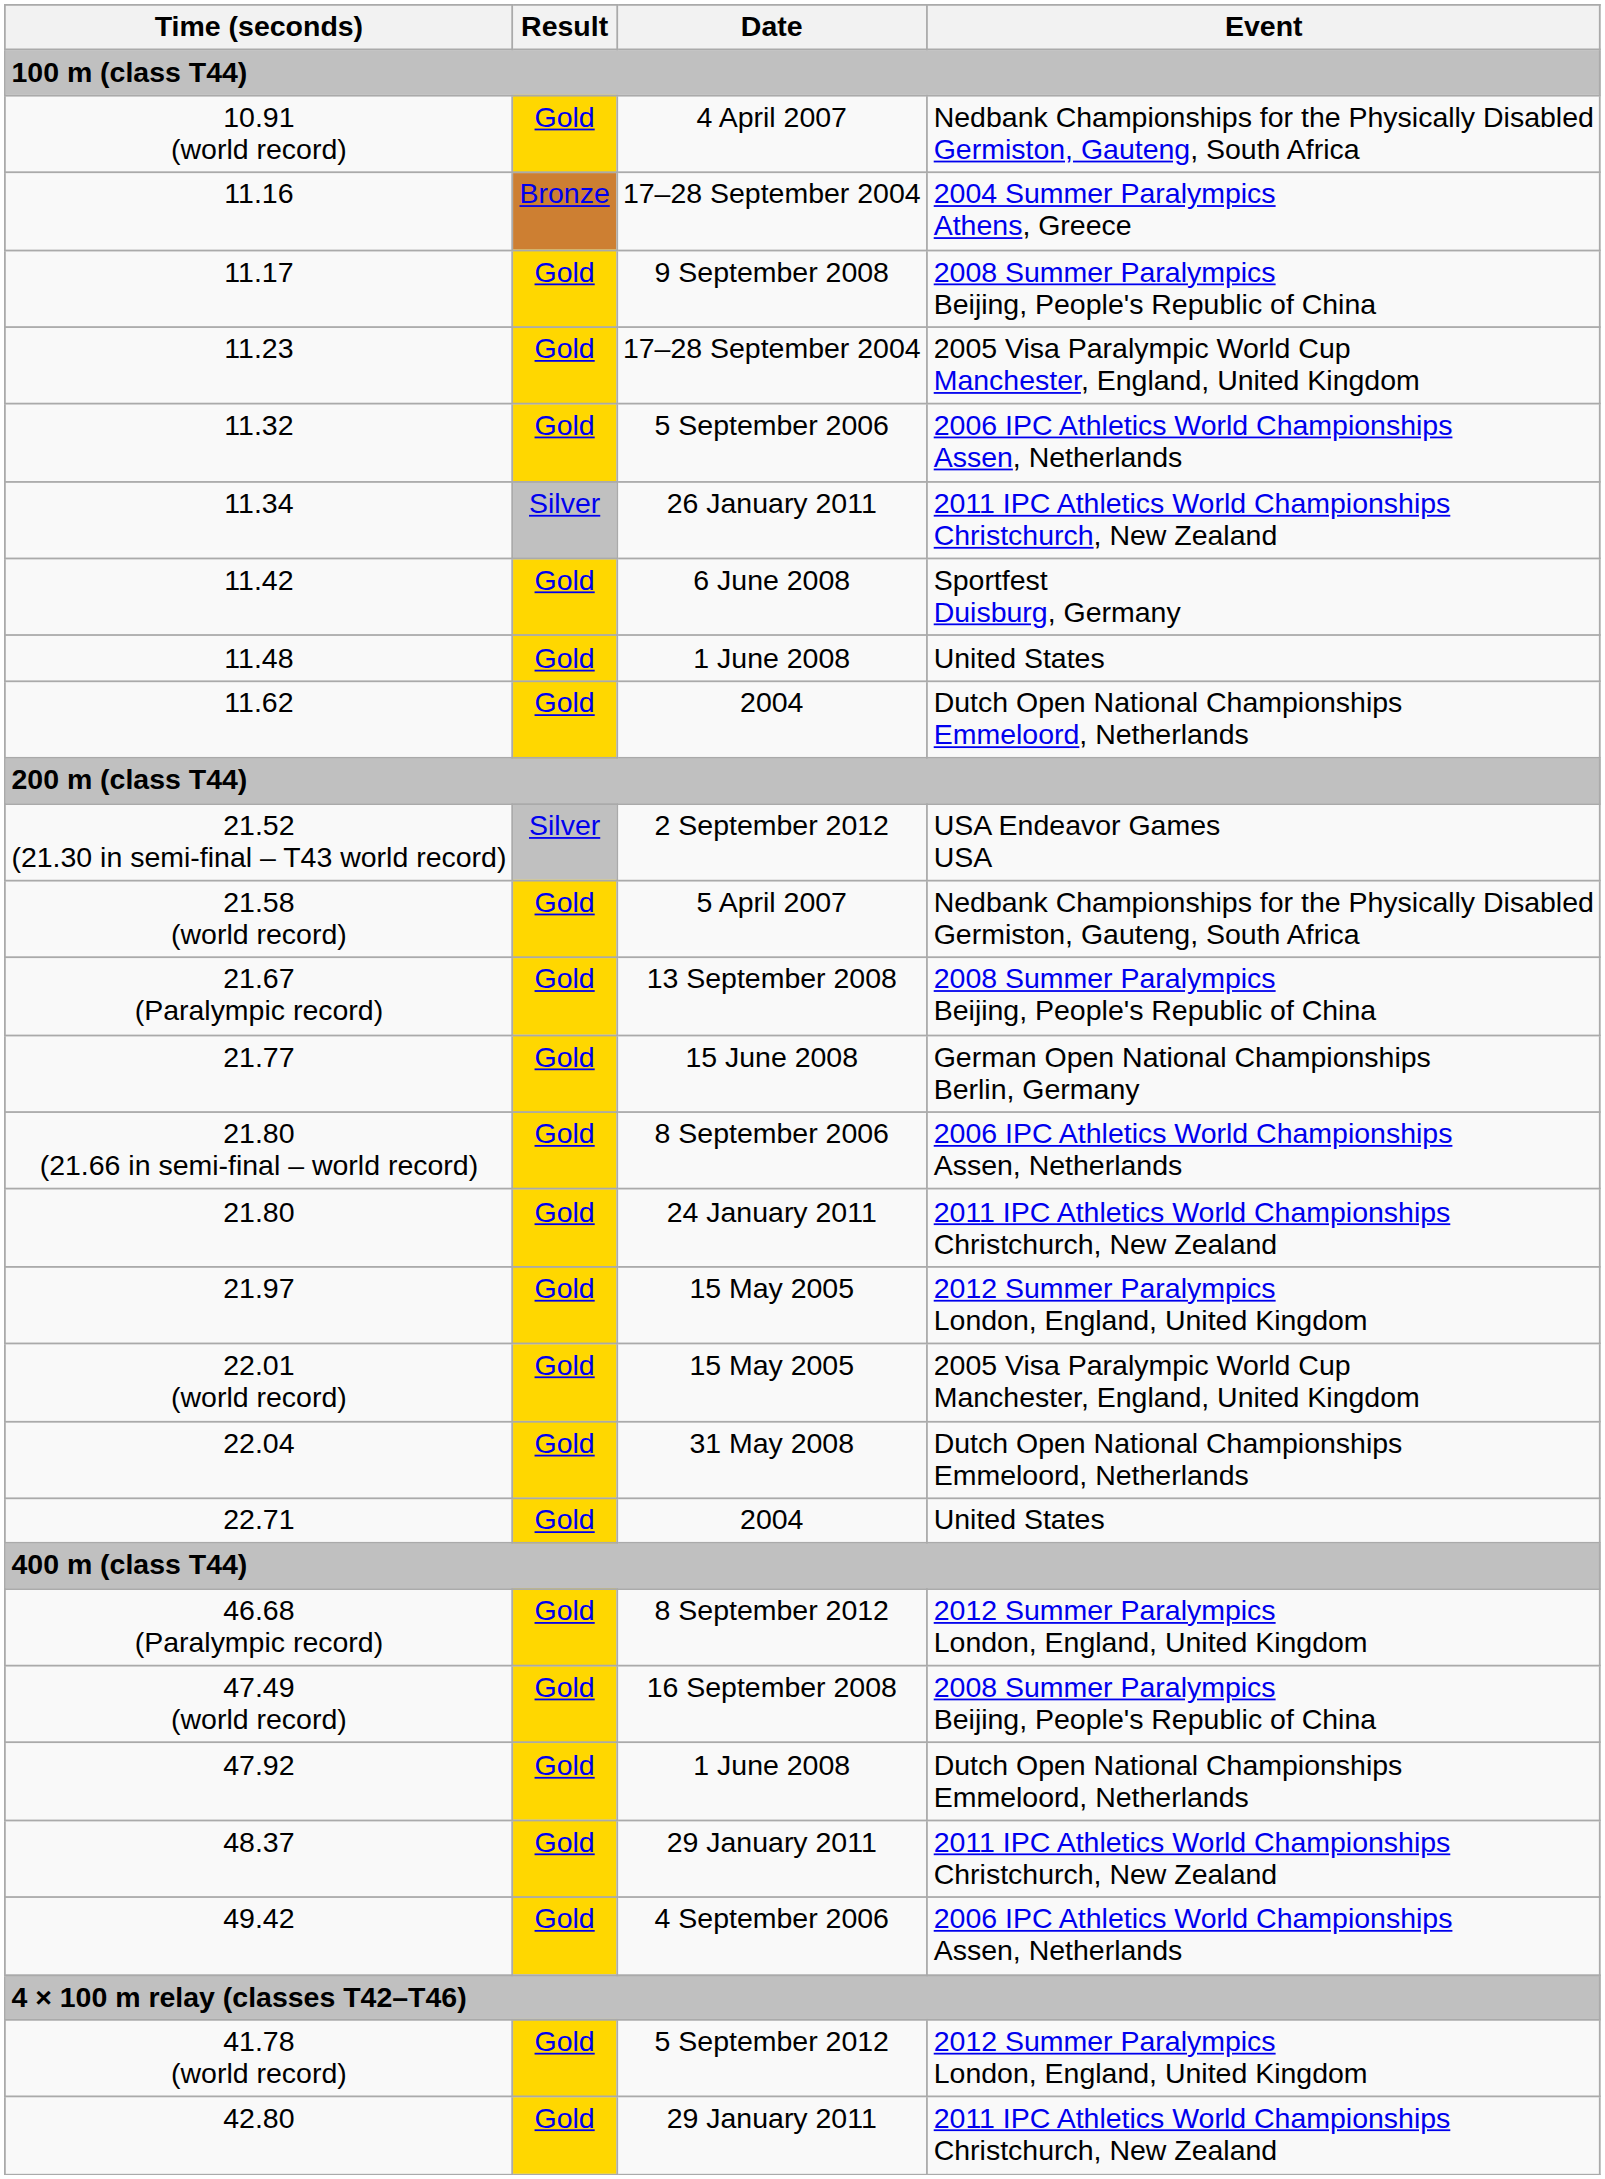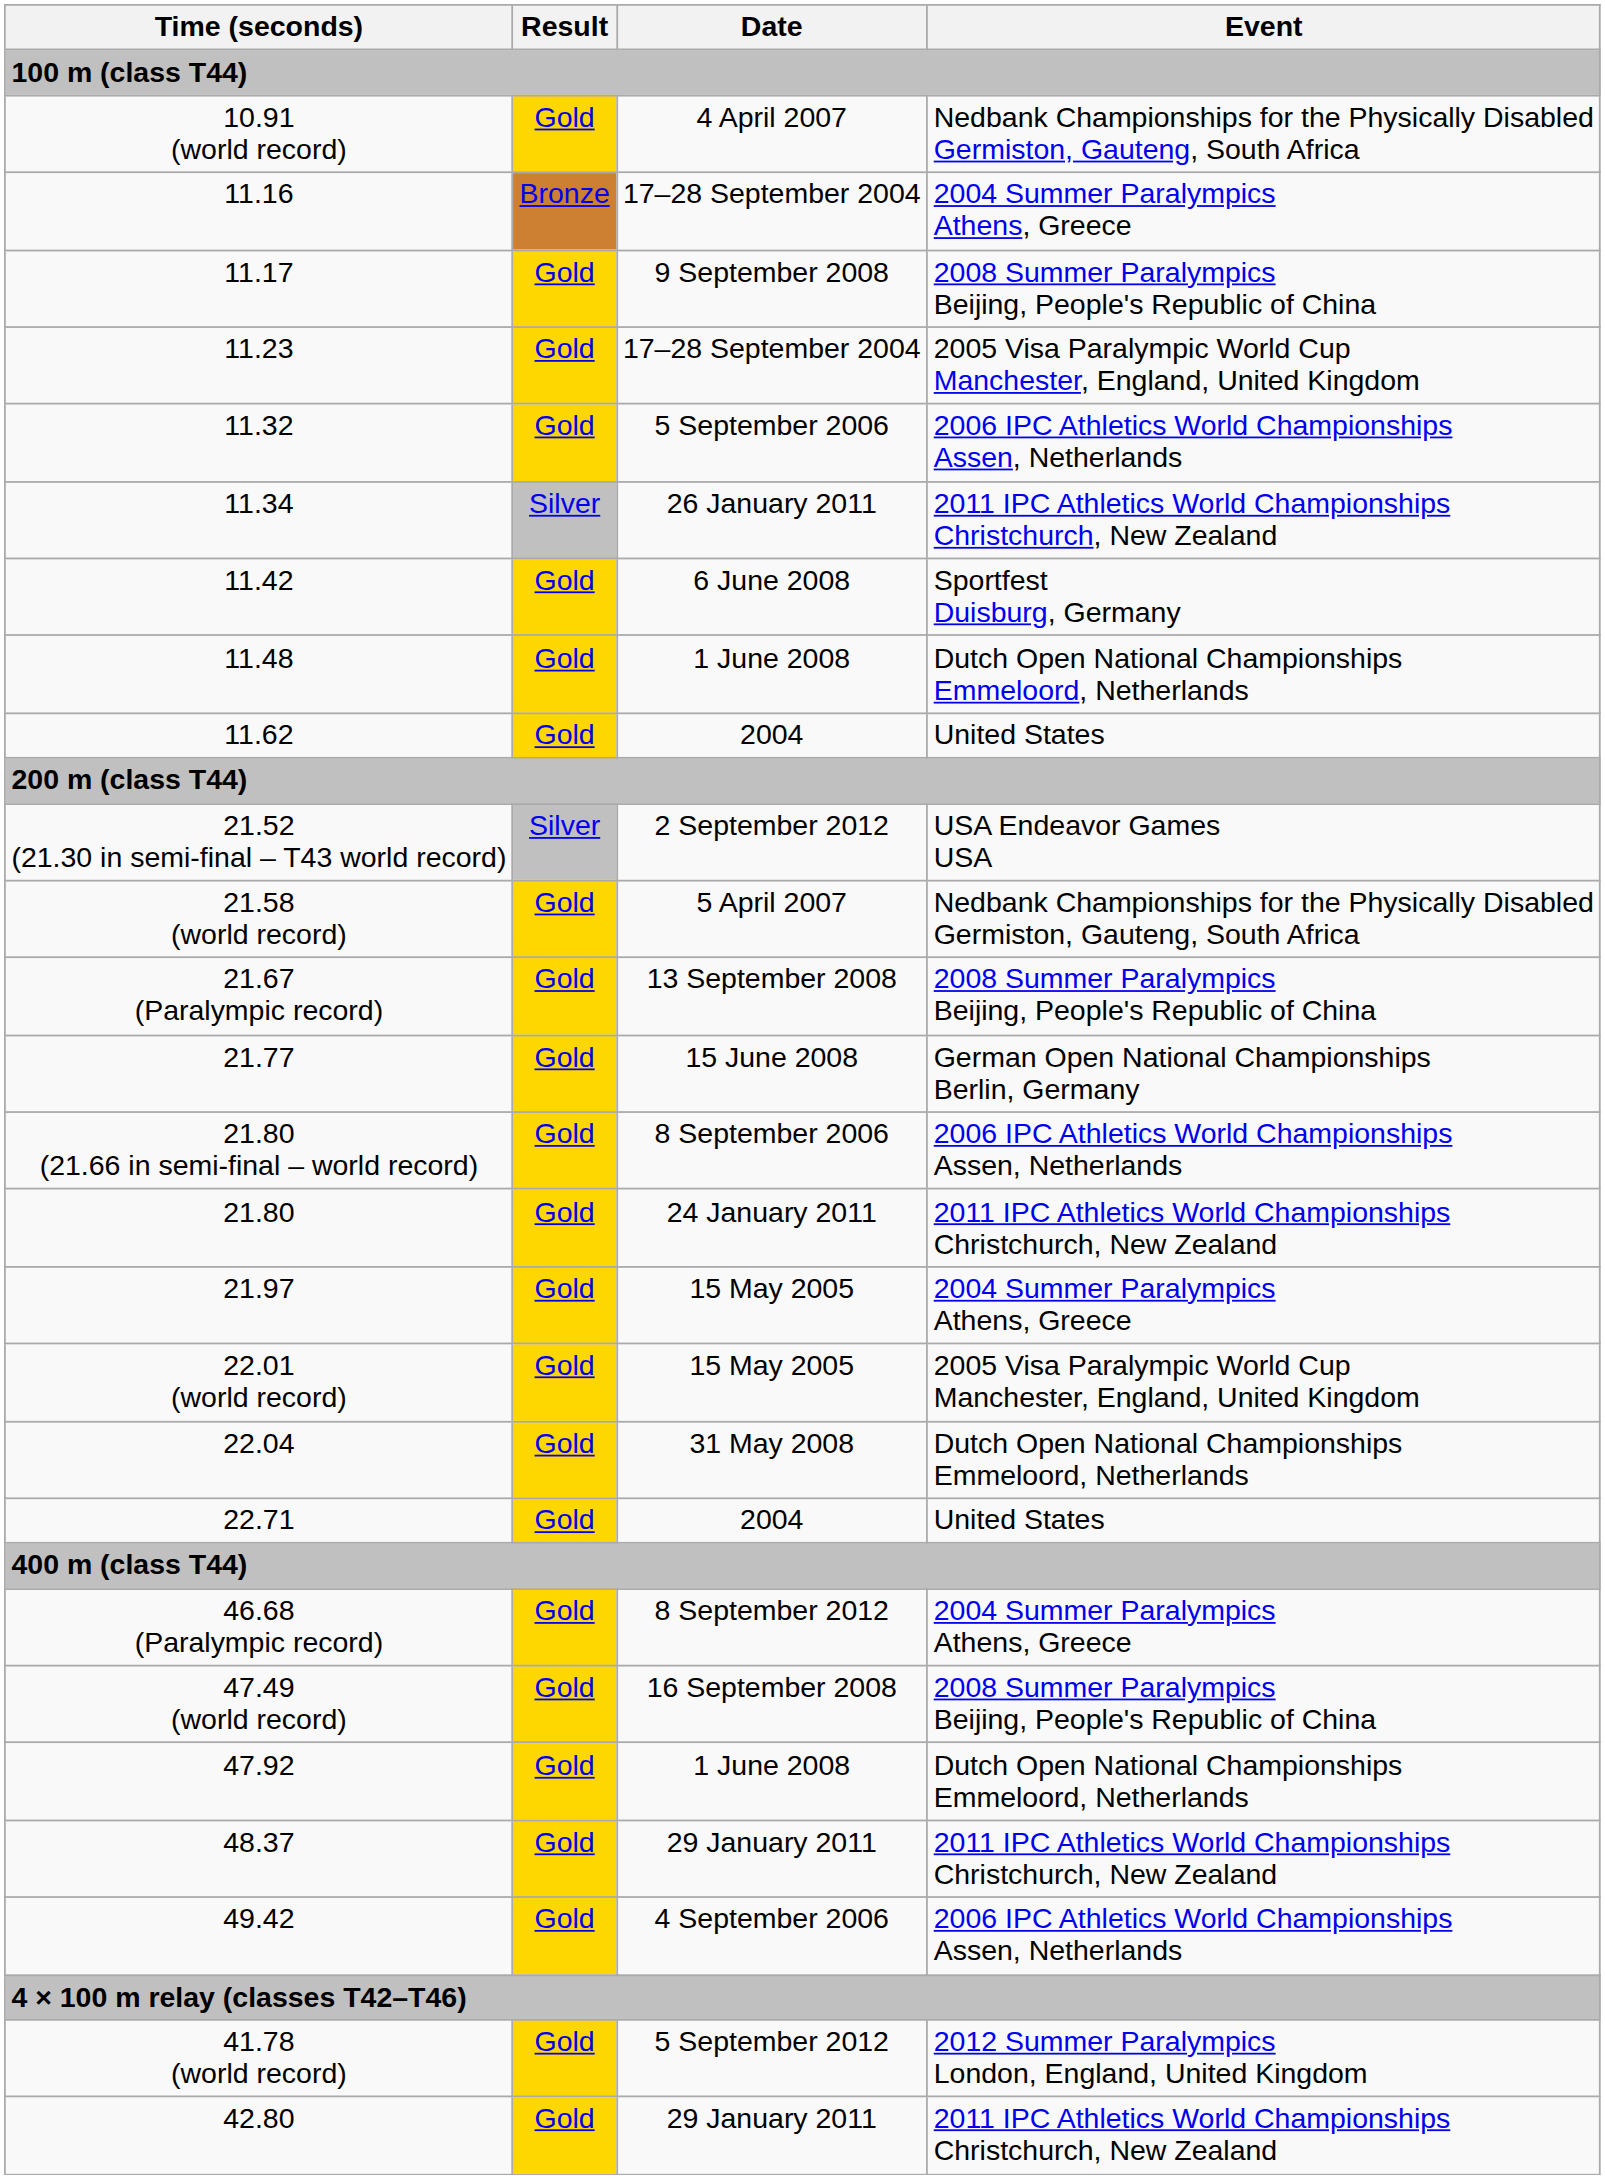(1019, 657) United States -> (1168, 673) Dutch Open National Championships Emmeloord, Netherlands
(1168, 719) Dutch Open National Championships Emmeloord, Netherlands -> (1019, 735) United States
(1151, 1304) 2012 Summer Paralympics London, England, United Kingdom -> (1105, 1304) 2004 Summer Paralympics Athens, Greece
(1151, 1626) 2012 Summer Paralympics London, England, United Kingdom -> (1105, 1626) 2004 Summer Paralympics Athens, Greece
